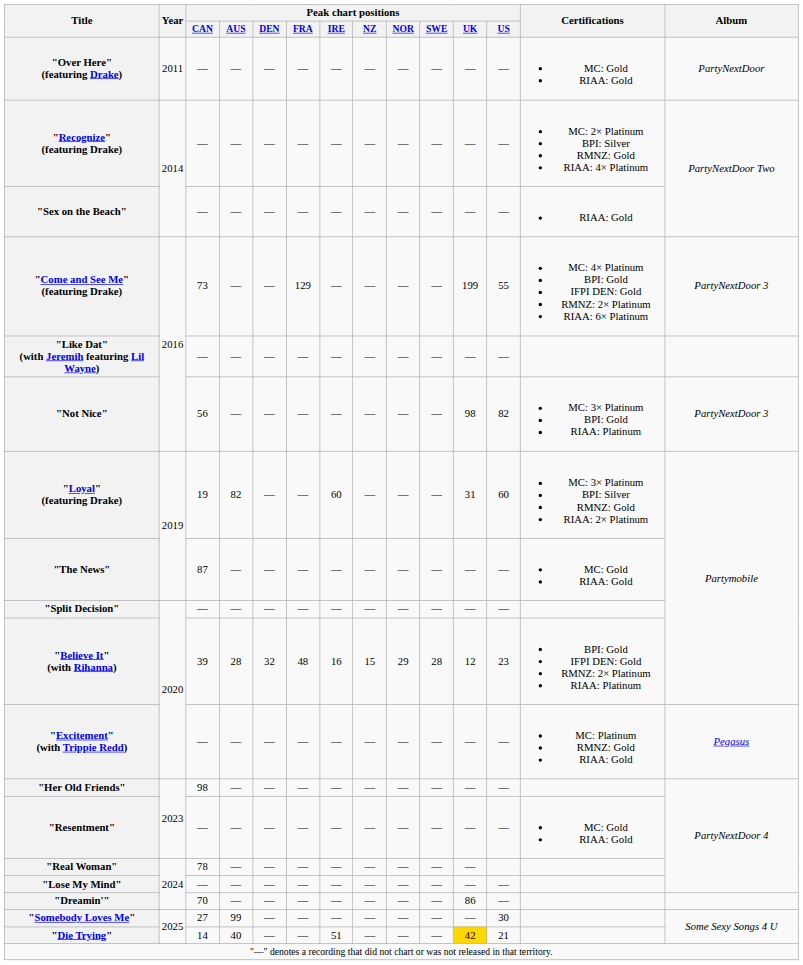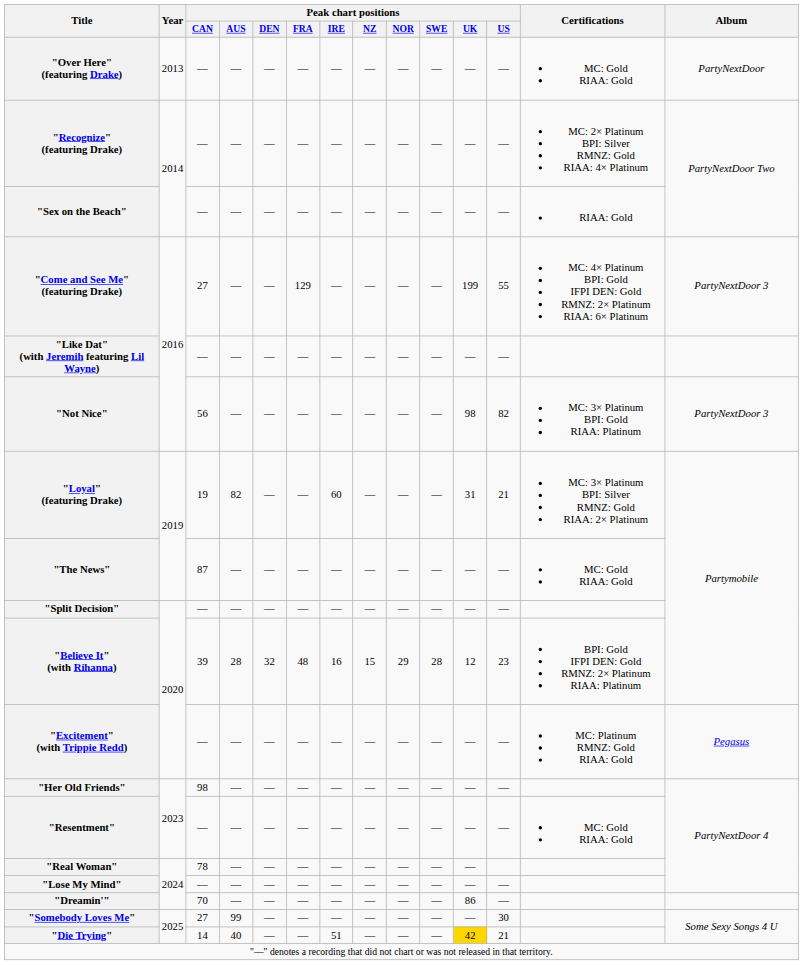(173, 68) 2011 -> (173, 68) 2013
(202, 286) 73 -> (202, 286) 27
(504, 494) 60 -> (504, 494) 21
